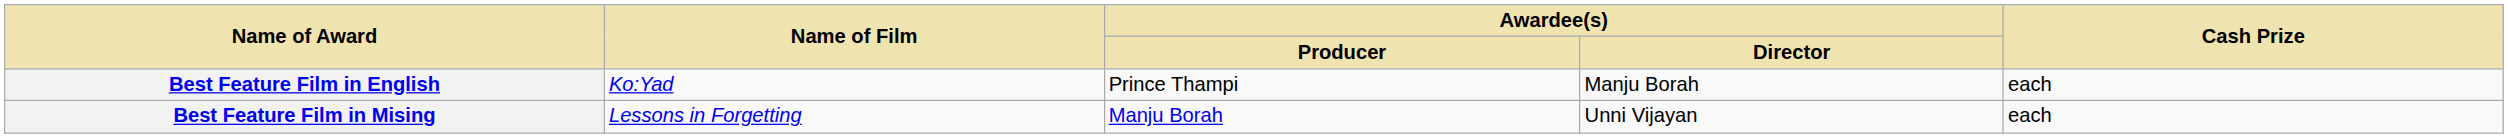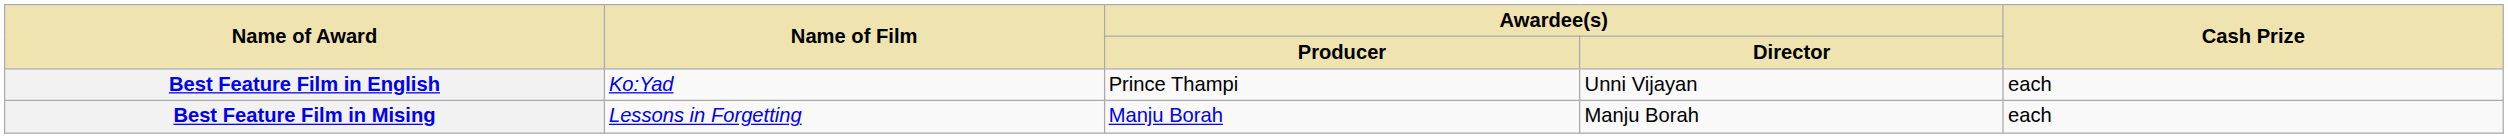(1642, 84) Manju Borah -> (1641, 84) Unni Vijayan
(1641, 116) Unni Vijayan -> (1642, 116) Manju Borah
